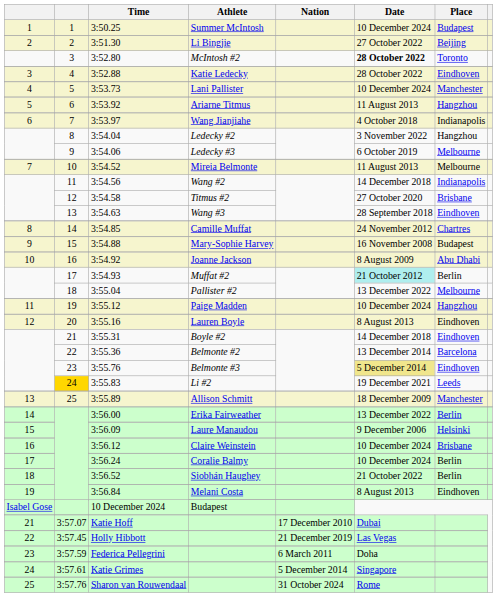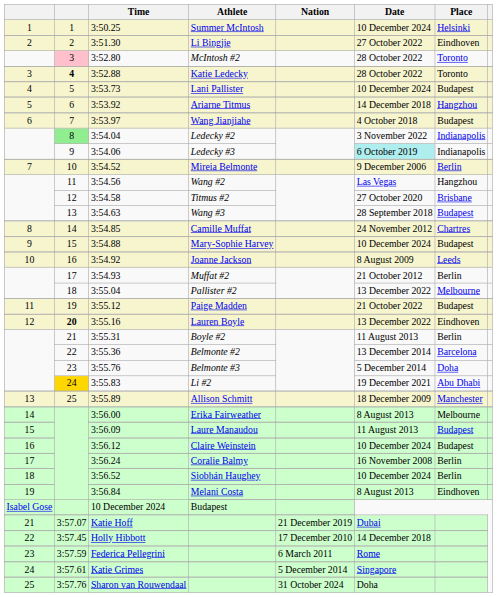(455, 27) Budapest -> (454, 27) Helsinki
(452, 43) Beijing -> (458, 43) Eindhoven
(72, 58) no background -> (72, 58) pink background
(391, 58) bold -> (390, 58) normal
(72, 74) normal -> (72, 74) bold
(458, 74) Eindhoven -> (453, 74) Toronto
(460, 89) Manchester -> (455, 89) Budapest
(387, 105) 11 August 2013 -> (394, 105) 14 December 2018
(461, 120) Indianapolis -> (455, 120) Budapest
(72, 136) no background -> (72, 136) lightgreen background
(457, 136) Hangzhou -> (461, 136) Indianapolis
(387, 151) no background -> (387, 151) paleturquoise background
(459, 151) Melbourne -> (461, 151) Indianapolis
(387, 167) 11 August 2013 -> (391, 167) 9 December 2006
(459, 167) Melbourne -> (449, 167) Berlin
(394, 182) 14 December 2018 -> (377, 182) Las Vegas
(461, 182) Indianapolis -> (457, 182) Hangzhou
(458, 213) Eindhoven -> (455, 213) Budapest
(394, 244) 16 November 2008 -> (394, 244) 10 December 2024
(459, 259) Abu Dhabi -> (449, 259) Leeds
(390, 275) paleturquoise background -> (390, 275) no background
(394, 306) 10 December 2024 -> (390, 306) 21 October 2022
(457, 306) Hangzhou -> (455, 306) Budapest
(72, 321) normal -> (72, 321) bold
(385, 321) 8 August 2013 -> (394, 321) 13 December 2022
(394, 337) 14 December 2018 -> (387, 337) 11 August 2013
(458, 337) Eindhoven -> (449, 337) Berlin
(391, 368) khaki background -> (391, 368) no background
(458, 368) Eindhoven -> (448, 368) Doha
(449, 383) Leeds -> (459, 383) Abu Dhabi
(394, 414) 13 December 2022 -> (385, 414) 8 August 2013
(449, 414) Berlin -> (459, 414) Melbourne
(391, 430) 9 December 2006 -> (387, 430) 11 August 2013
(454, 430) Helsinki -> (455, 430) Budapest
(454, 445) Brisbane -> (455, 445) Budapest
(394, 461) 10 December 2024 -> (394, 461) 16 November 2008
(390, 476) 21 October 2022 -> (394, 476) 10 December 2024
(315, 523) 17 December 2010 -> (315, 523) 21 December 2019
(315, 538) 21 December 2019 -> (315, 538) 17 December 2010
(377, 538) Las Vegas -> (394, 538) 14 December 2018
(367, 553) Doha -> (368, 553) Rome
(368, 584) Rome -> (367, 584) Doha
